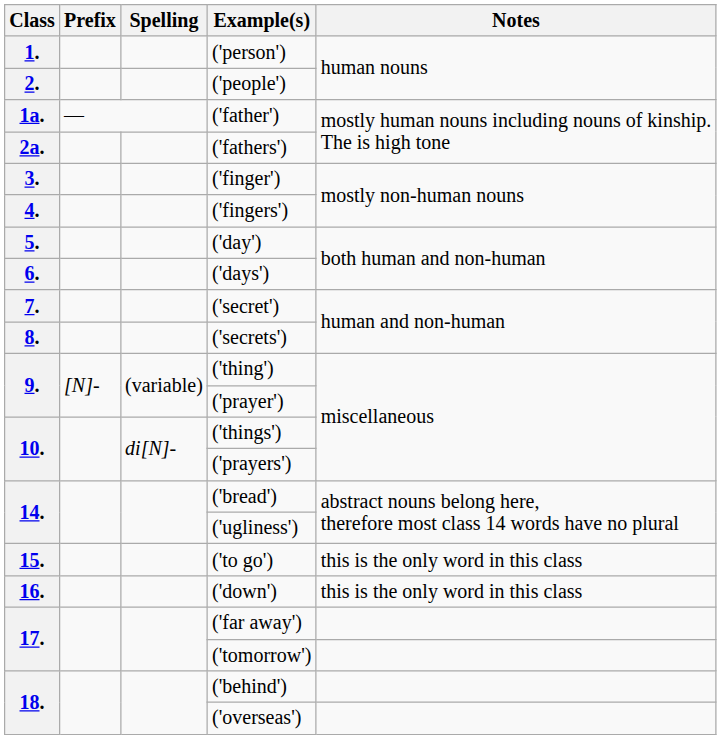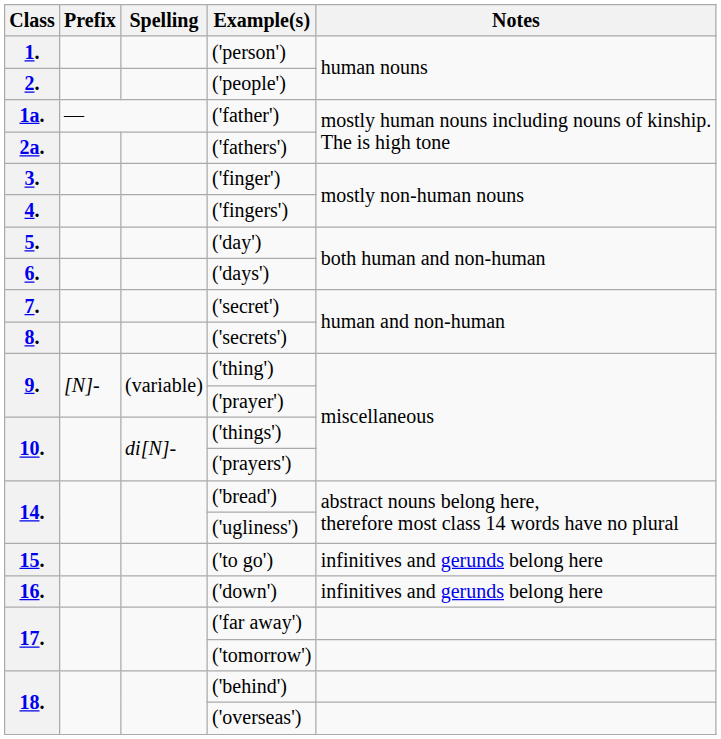(451, 559) this is the only word in this class -> (462, 559) infinitives and gerunds belong here
(451, 591) this is the only word in this class -> (462, 591) infinitives and gerunds belong here
